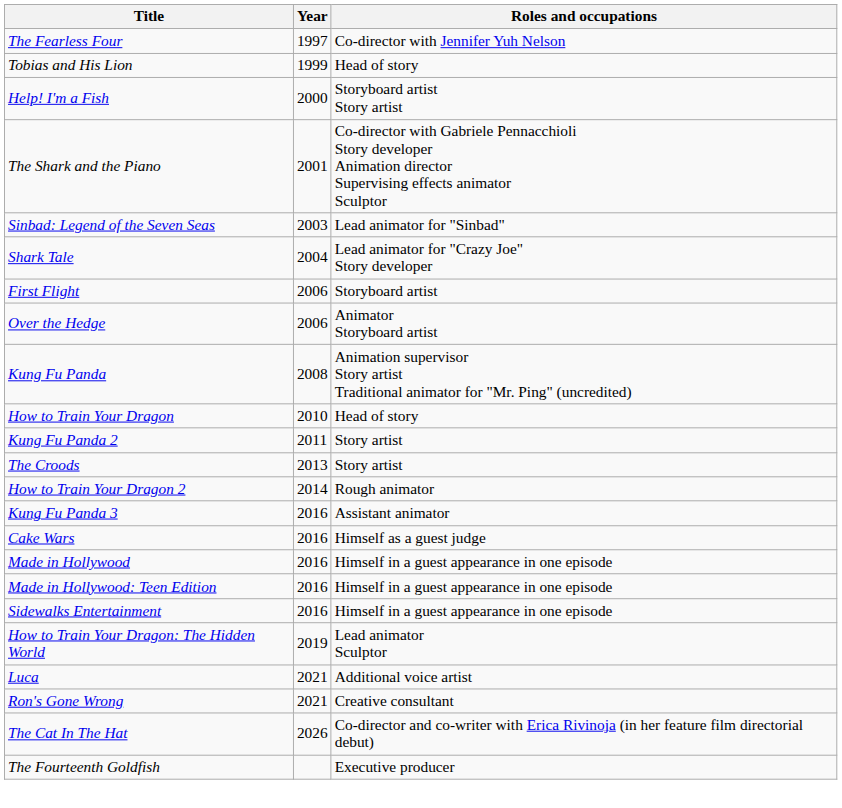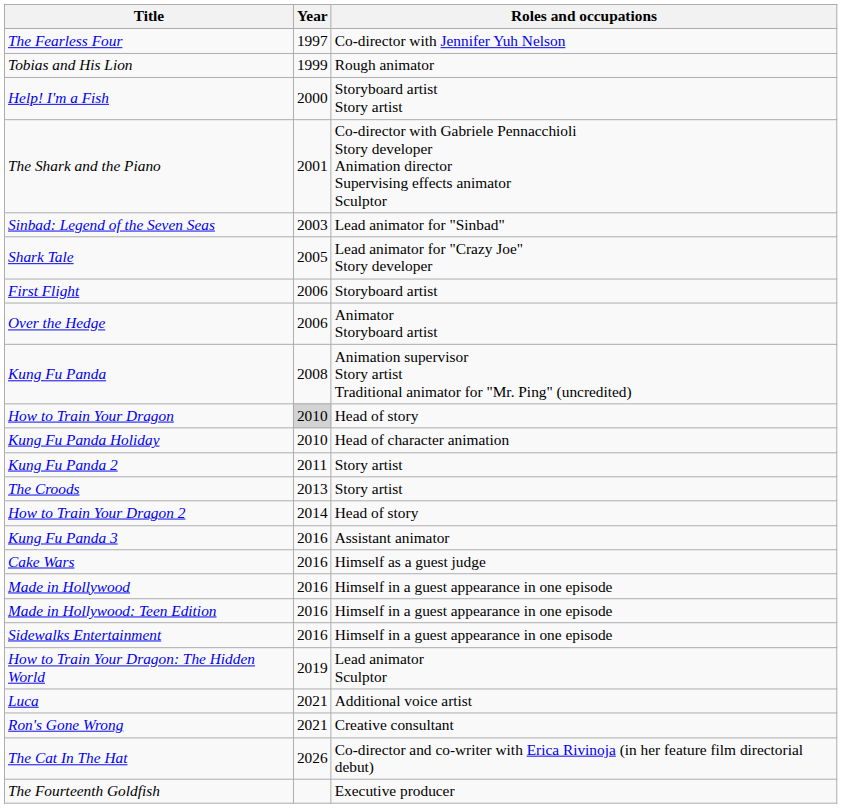(377, 65) Head of story -> (384, 65) Rough animator
(312, 257) 2004 -> (312, 257) 2005
(312, 415) no background -> (312, 415) lightgrey background
+ row: (84, 440)
(384, 488) Rough animator -> (377, 513) Head of story
